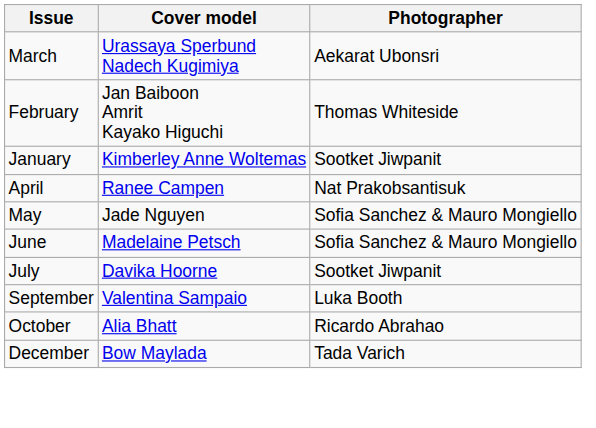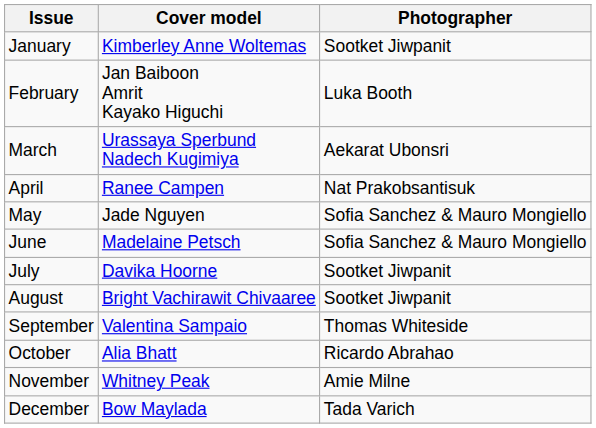rows swapped: (40, 160) <-> (33, 55)
(386, 112) Thomas Whiteside -> (368, 93) Luka Booth
+ row: (36, 298)
(358, 298) Luka Booth -> (396, 326) Thomas Whiteside
+ row: (49, 381)
